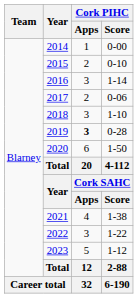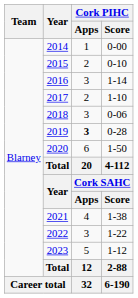(117, 98) 0-06 -> (117, 98) 1-10
(117, 115) 1-10 -> (117, 115) 0-06
